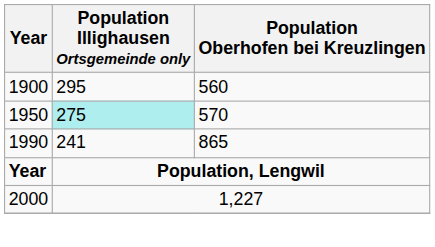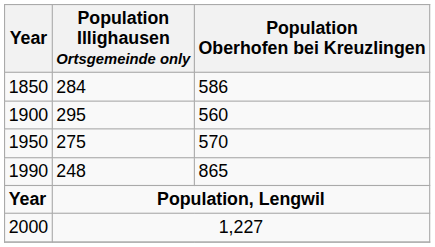+ row: (28, 86)
(71, 114) paleturquoise background -> (71, 143) no background
(71, 143) 241 -> (71, 171) 248
